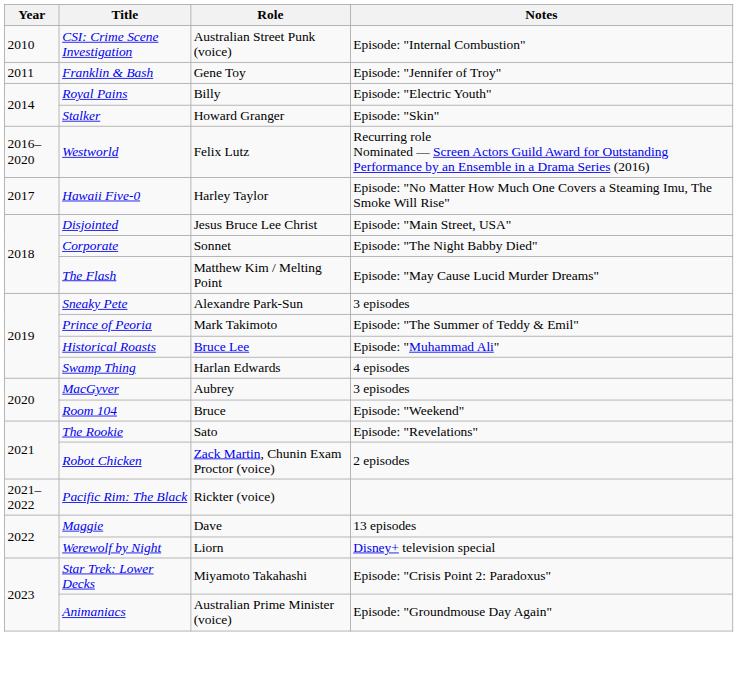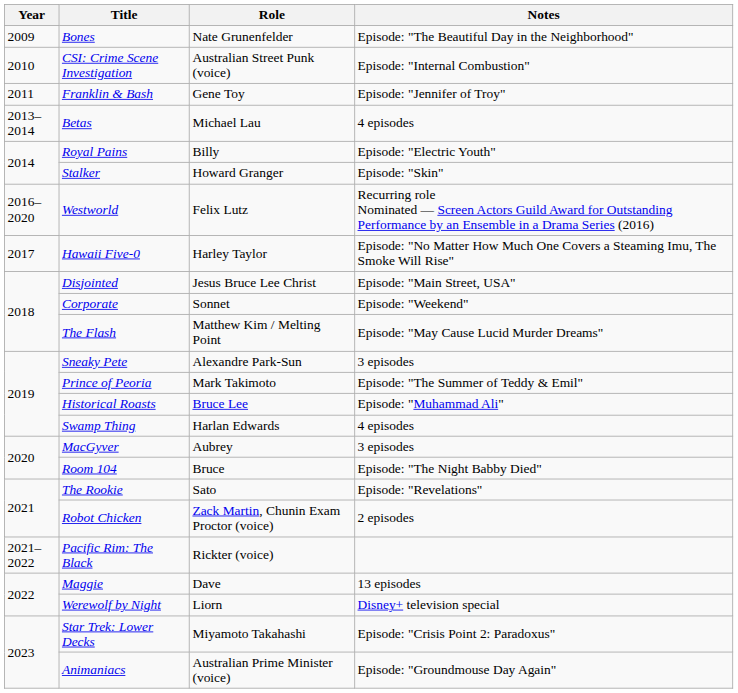+ row: (78, 36)
+ row: (77, 123)
(445, 246) Episode: "The Night Babby Died" -> (413, 303) Episode: "Weekend"
(409, 410) Episode: "Weekend" -> (450, 468) Episode: "The Night Babby Died"
